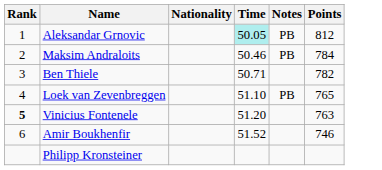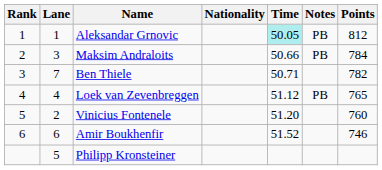+ column: (56, 14)
(252, 54) 50.46 -> (285, 54) 50.66
(252, 94) 51.10 -> (285, 94) 51.12
(22, 114) bold -> (22, 114) normal
(325, 114) 763 -> (358, 114) 760
